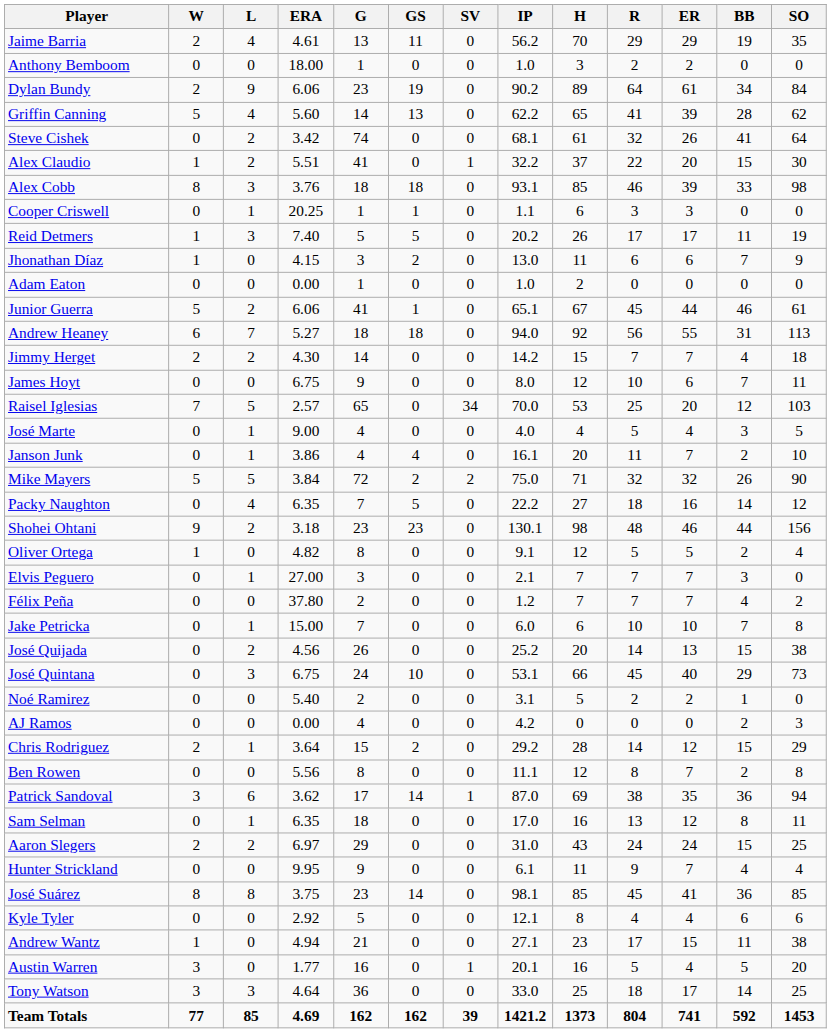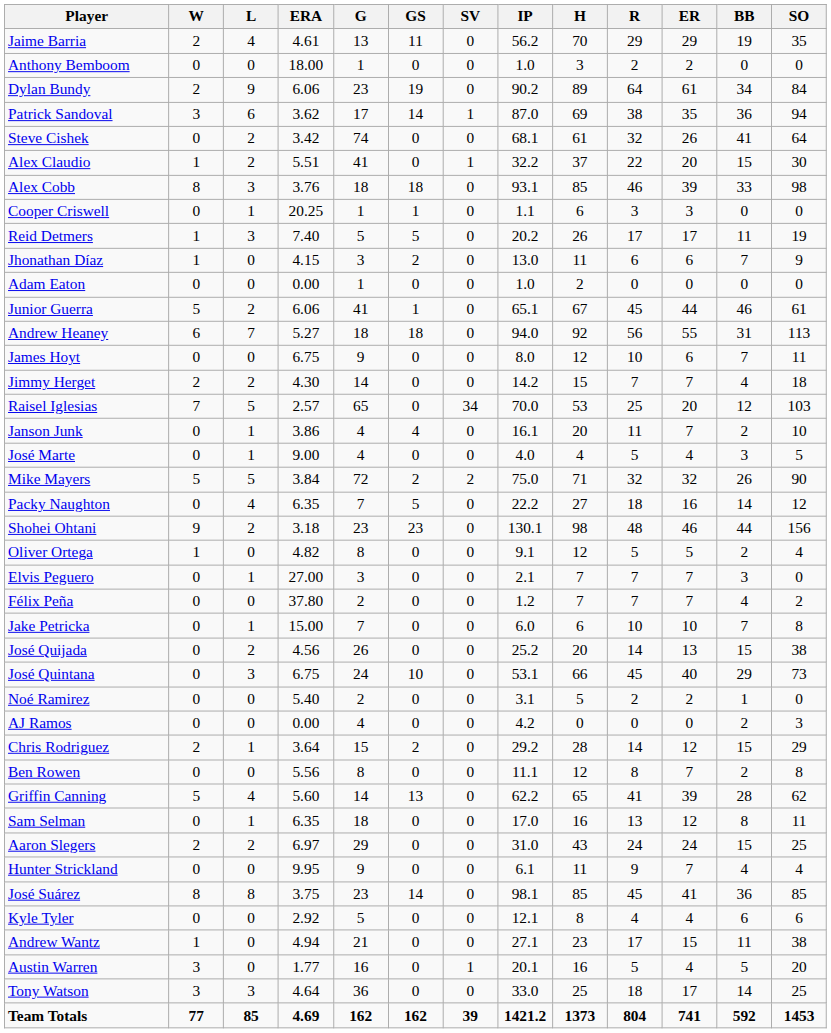rows swapped: (57, 114) <-> (60, 796)
rows swapped: (52, 357) <-> (44, 382)
rows swapped: (45, 455) <-> (42, 430)
